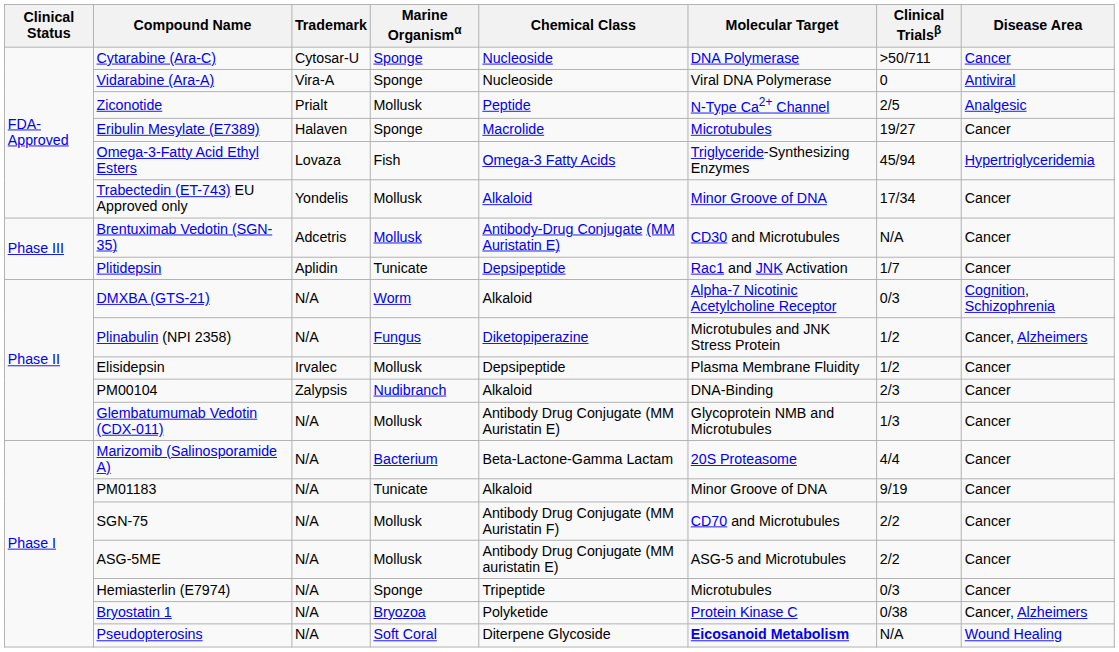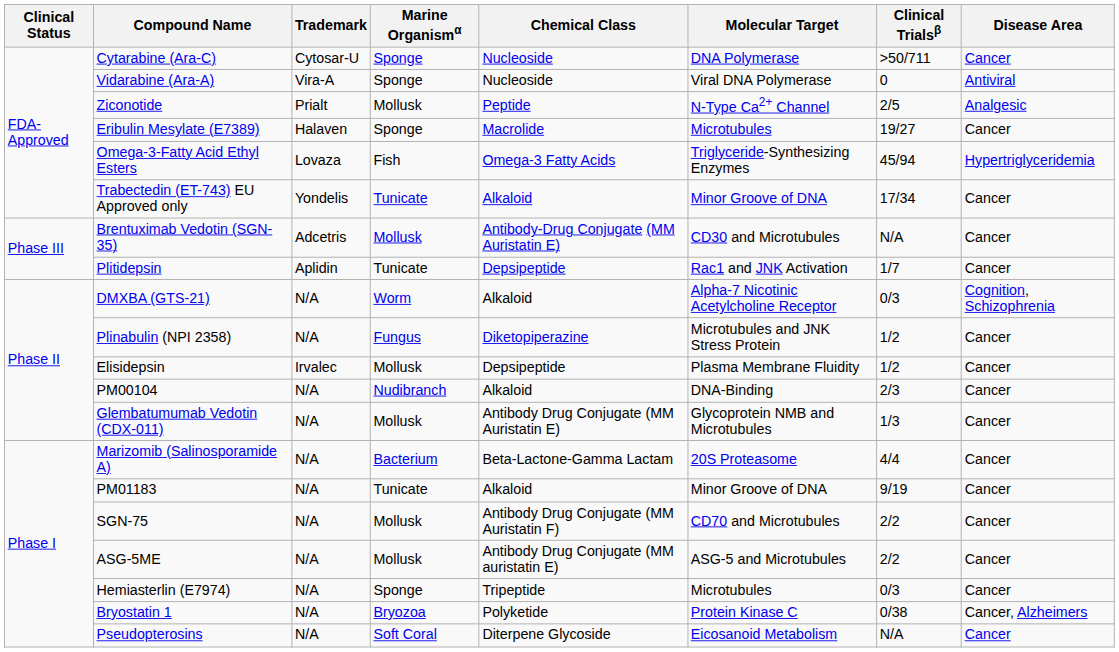(398, 199) Mollusk -> (401, 199) Tunicate
(1026, 337) Cancer, Alzheimers -> (988, 337) Cancer
(321, 390) Zalypsis -> (307, 390) N/A
(770, 635) bold -> (764, 635) normal
(1013, 635) Wound Healing -> (988, 635) Cancer
